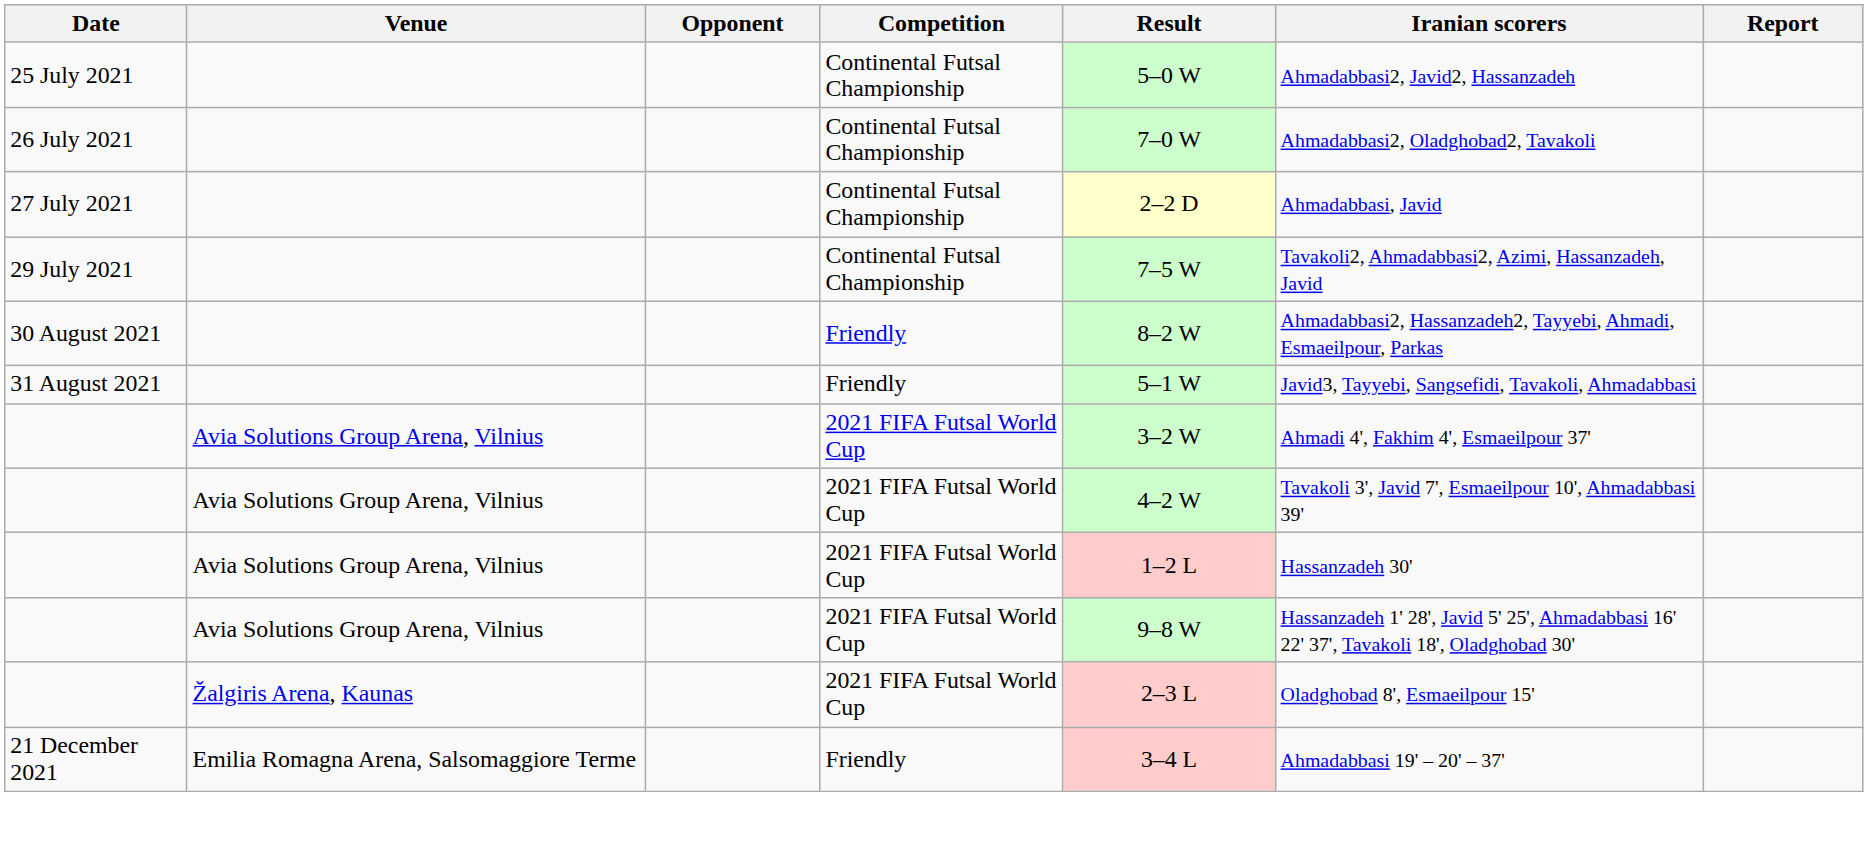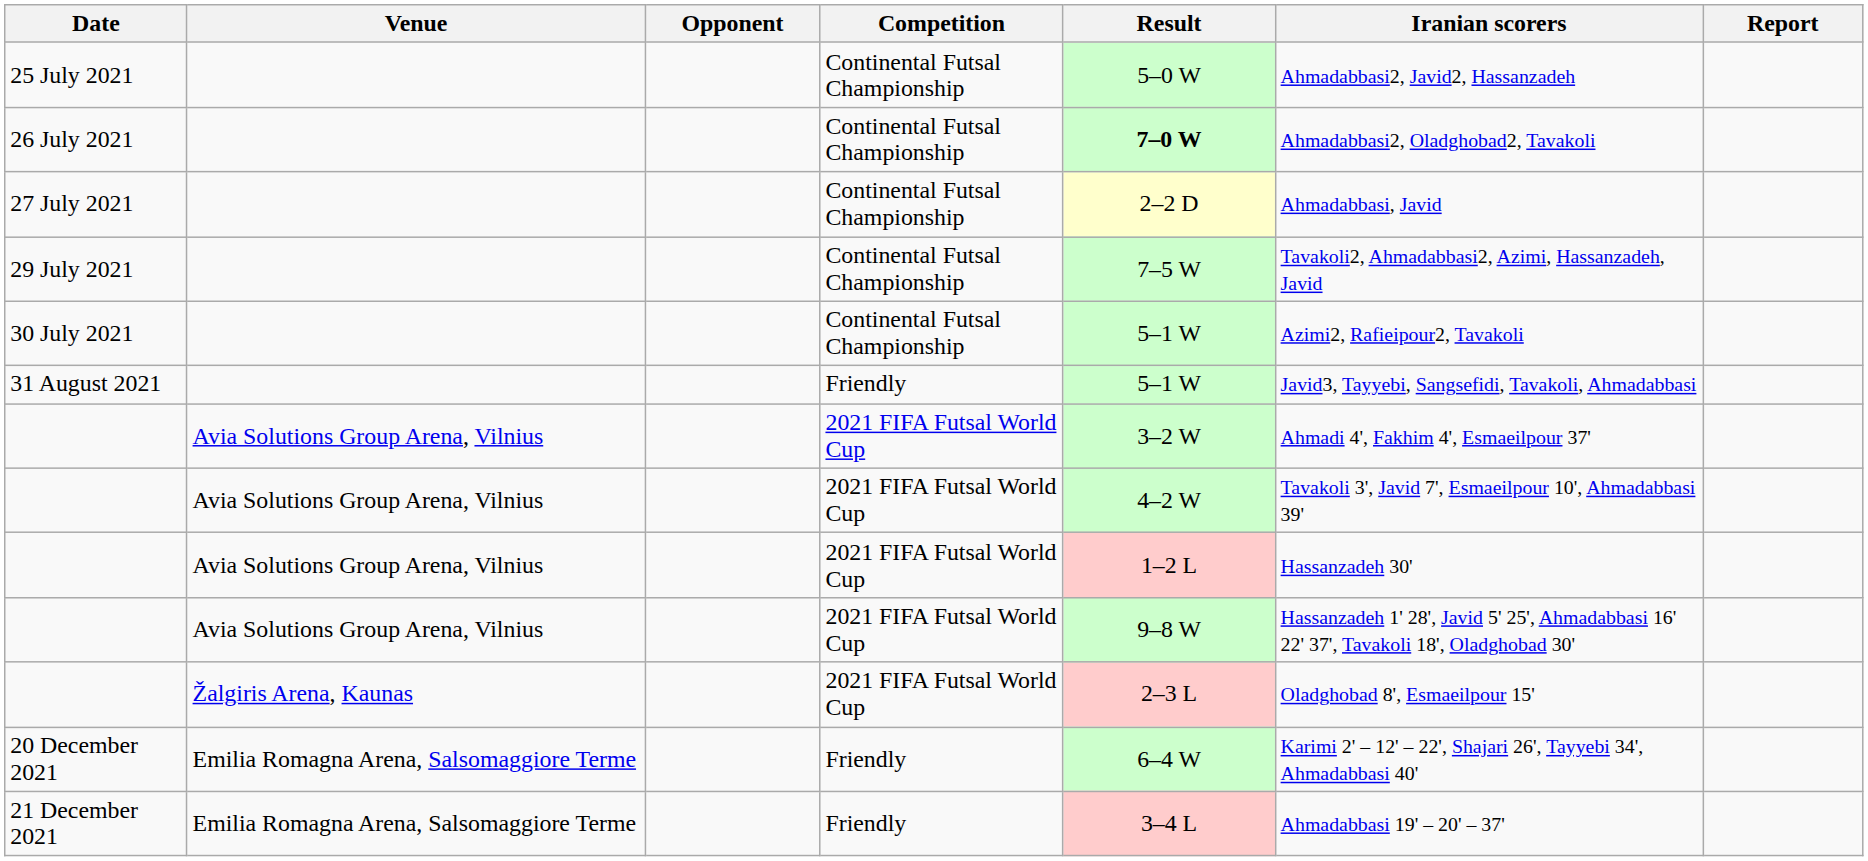(1169, 139) normal -> (1169, 139) bold
+ row: (72, 333)
- row: (86, 333)
+ row: (74, 758)
